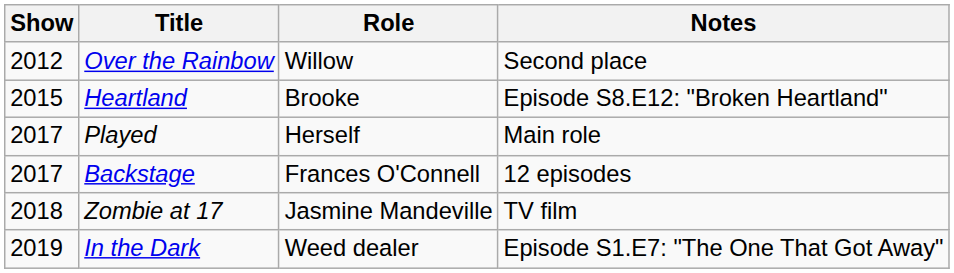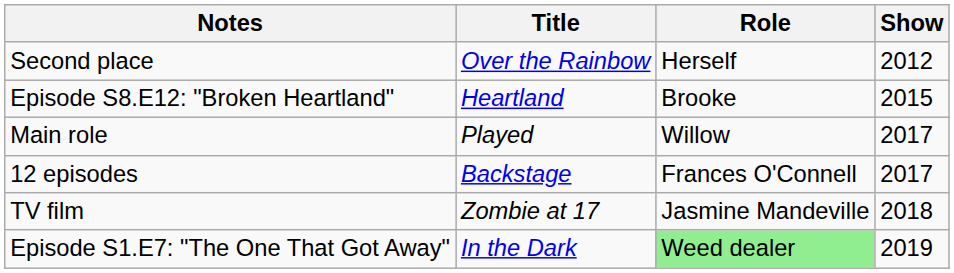columns swapped: (42, 23) <-> (723, 23)
(319, 60) Willow -> (699, 60) Herself
(322, 135) Herself -> (696, 135) Willow
(352, 248) no background -> (728, 248) lightgreen background
